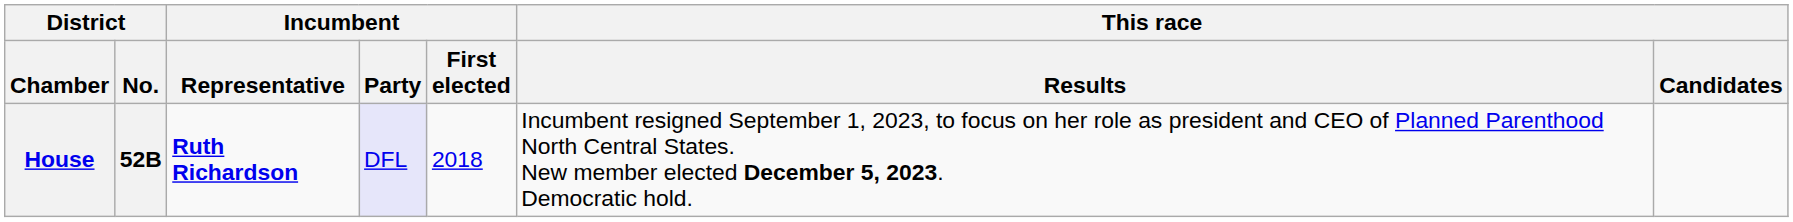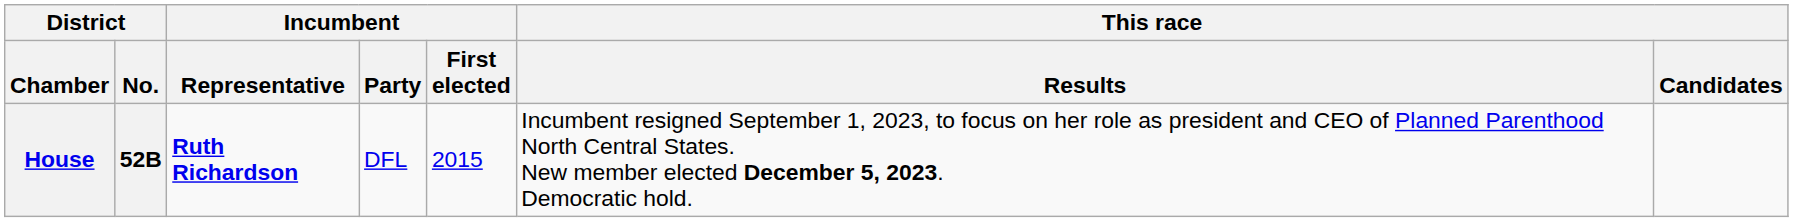(386, 159) lavender background -> (386, 159) no background
(457, 159) 2018 -> (457, 159) 2015
